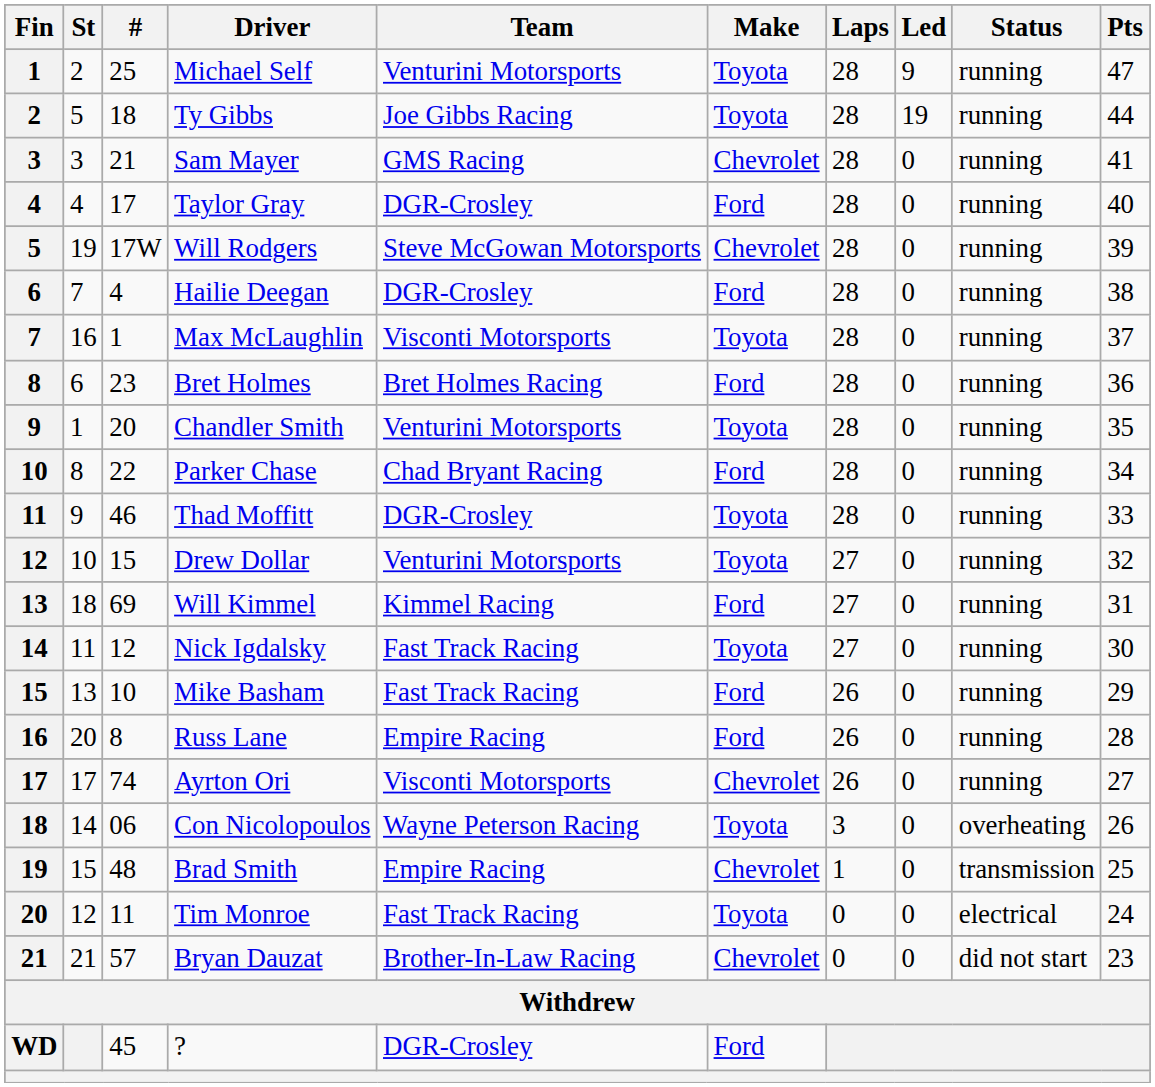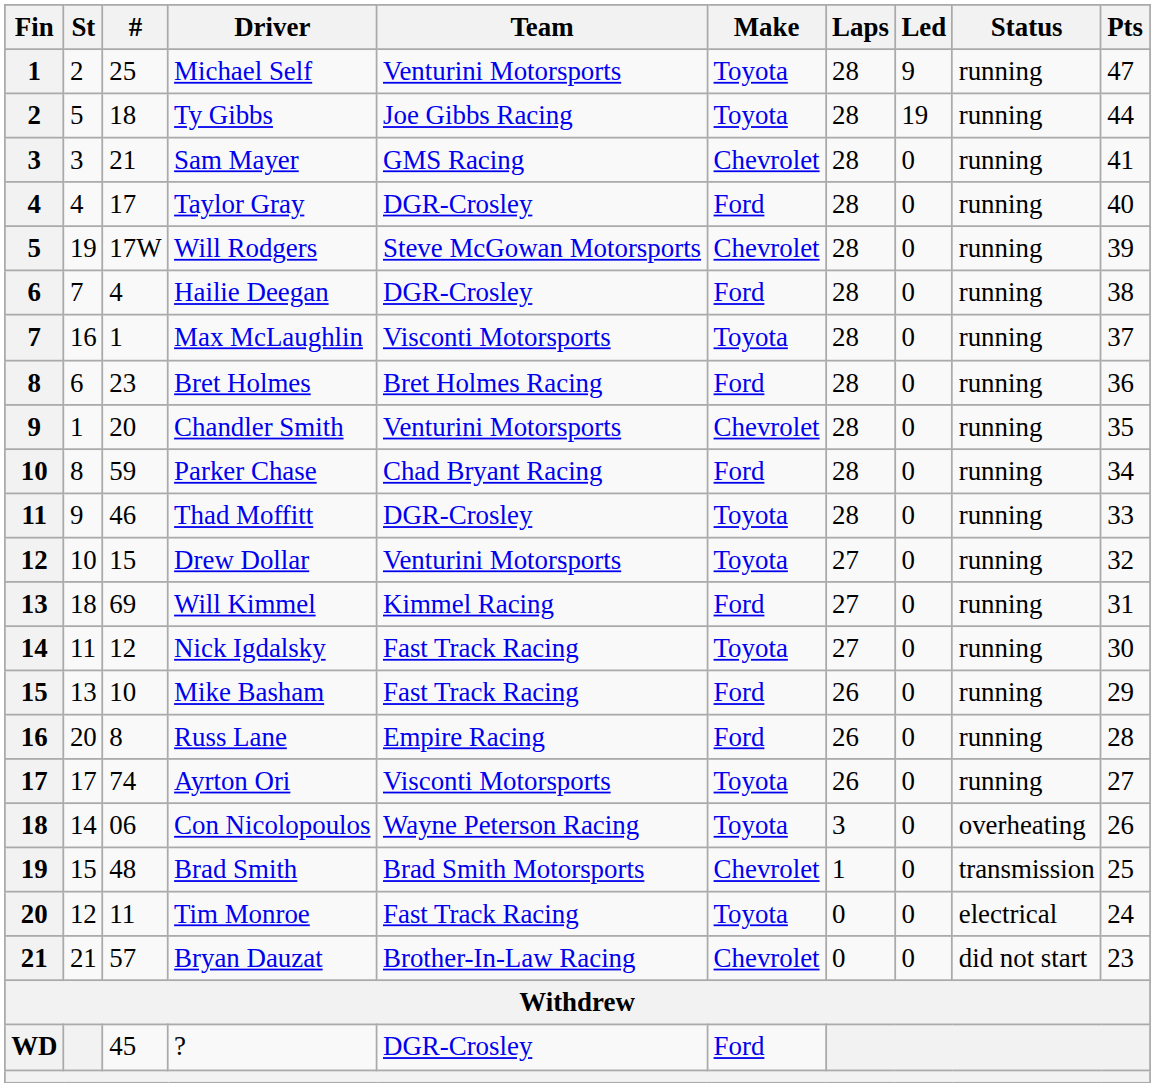(751, 426) Toyota -> (767, 426) Chevrolet
(123, 470) 22 -> (123, 470) 59
(767, 780) Chevrolet -> (751, 780) Toyota
(464, 869) Empire Racing -> (514, 869) Brad Smith Motorsports
